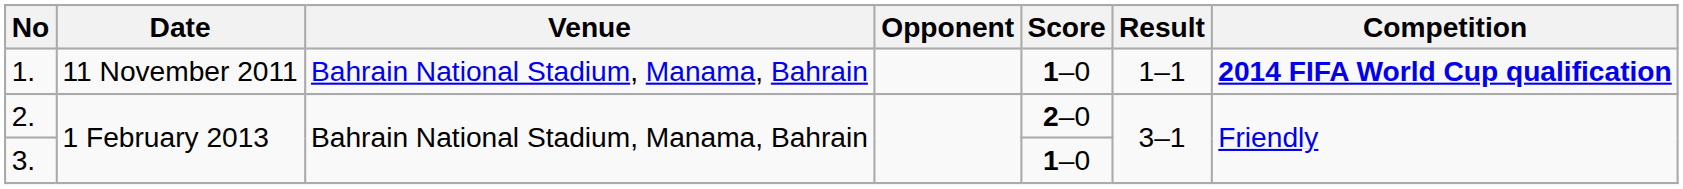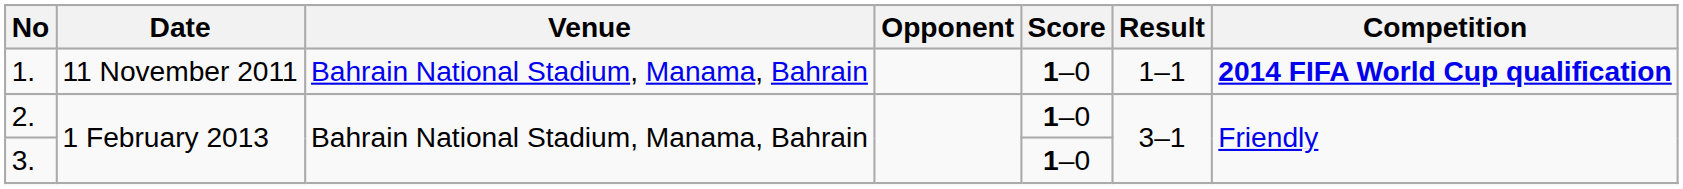(1067, 116) 2–0 -> (1067, 116) 1–0
